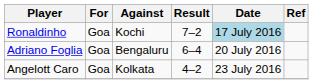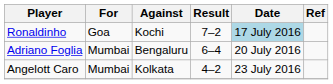(99, 50) Goa -> (109, 50) Mumbai
(99, 69) Goa -> (109, 69) Mumbai
